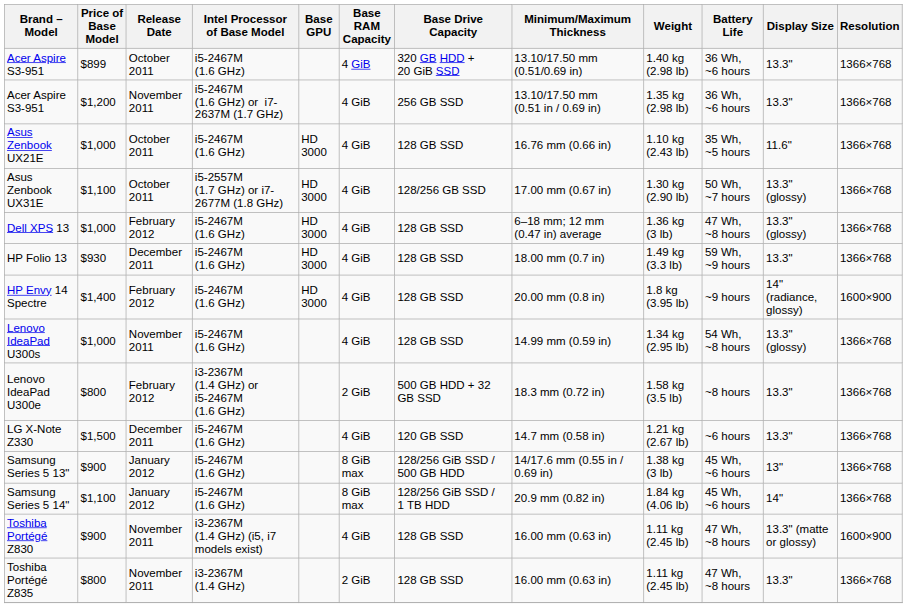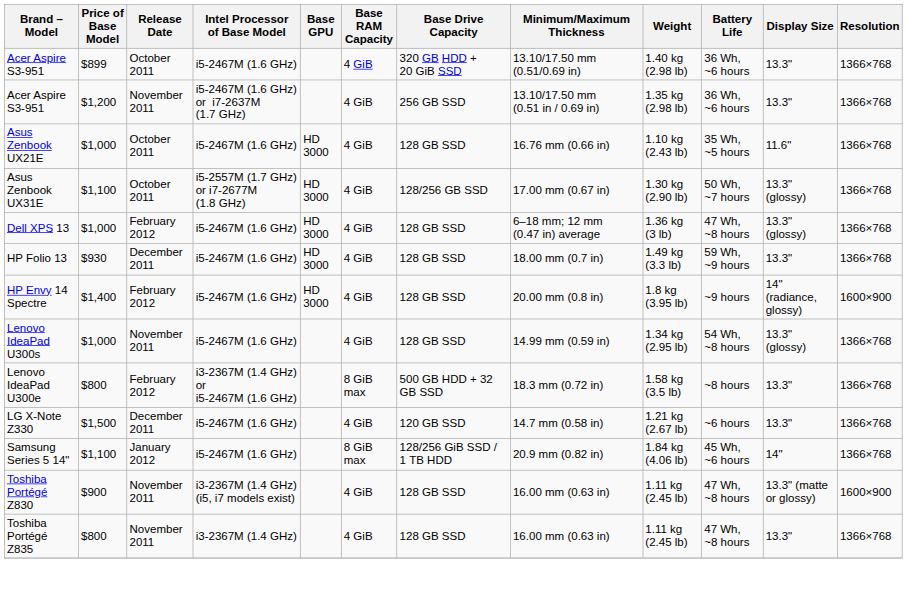(356, 391) 2 GiB -> (358, 385) 8 GiB max
- row: (38, 467)
(356, 580) 2 GiB -> (358, 536) 4 GiB
